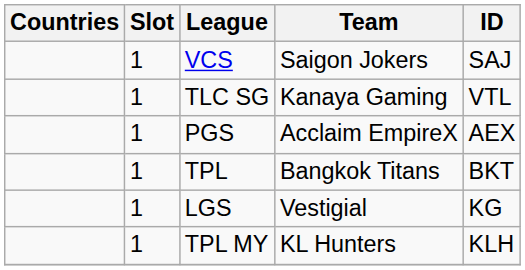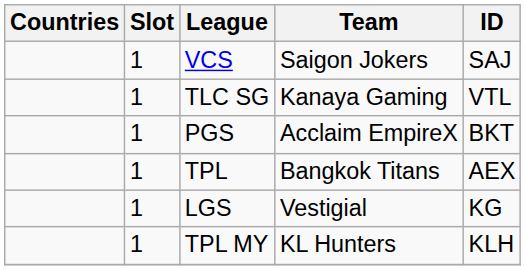(492, 134) AEX -> (491, 134) BKT
(491, 171) BKT -> (492, 171) AEX
